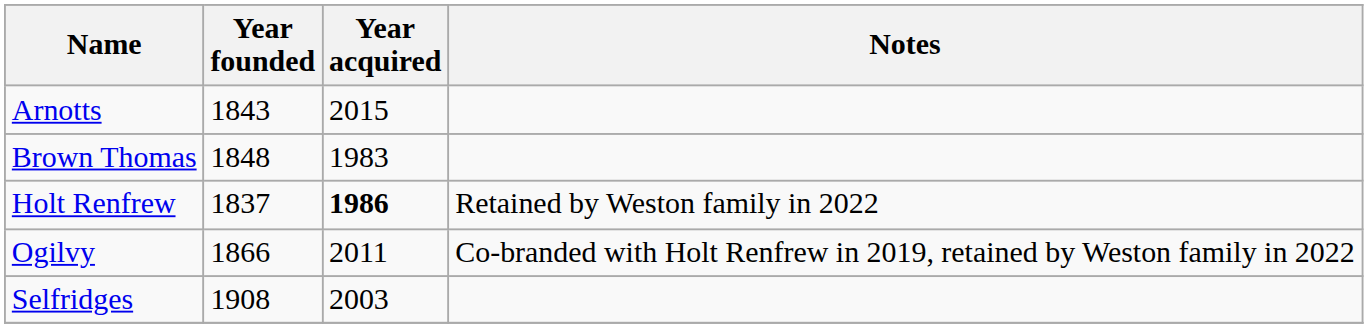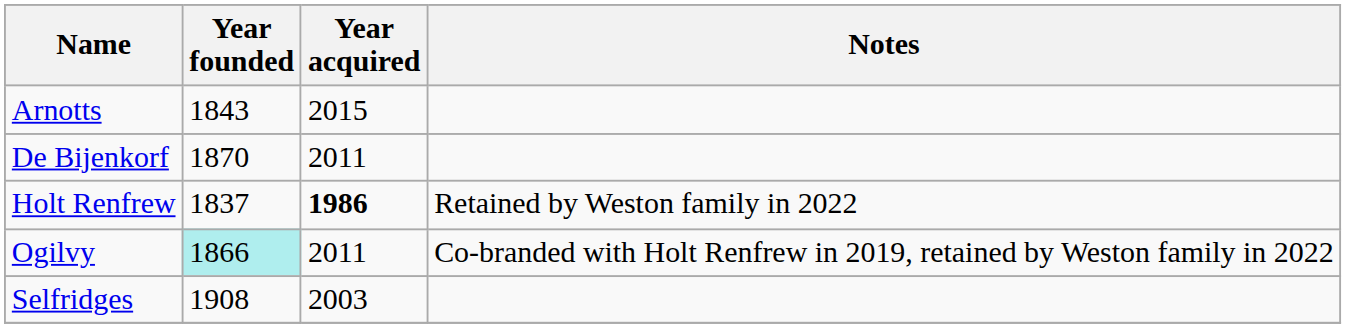- row: (104, 156)
+ row: (90, 156)
(240, 251) no background -> (219, 251) paleturquoise background
